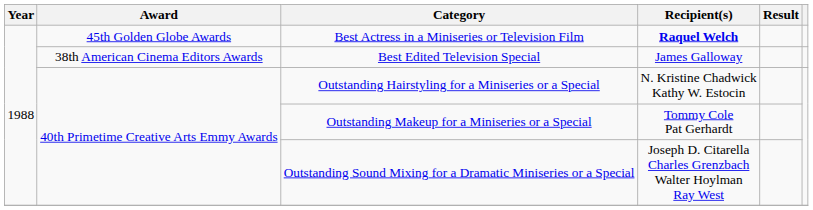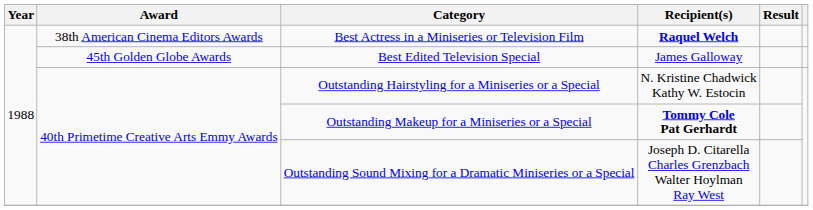(159, 36) 45th Golden Globe Awards -> (159, 36) 38th American Cinema Editors Awards
(159, 57) 38th American Cinema Editors Awards -> (159, 57) 45th Golden Globe Awards
(699, 121) normal -> (699, 121) bold
